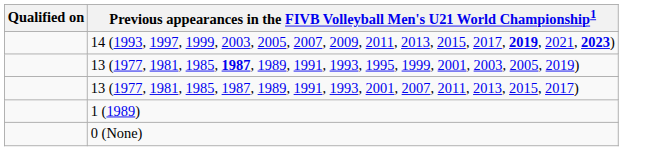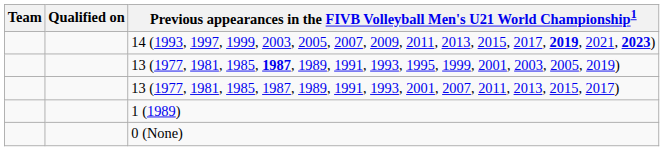+ column: (25, 17)
